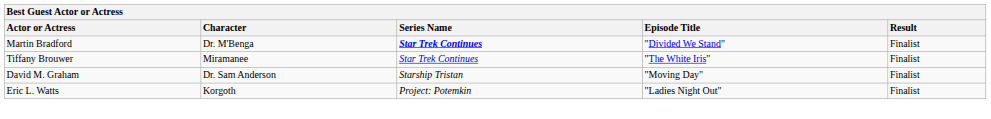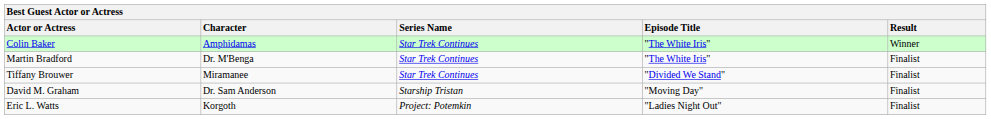+ row: (31, 43)
(441, 43) bold -> (439, 59) normal
(685, 43) "Divided We Stand" -> (677, 59) "The White Iris"
(677, 59) "The White Iris" -> (685, 75) "Divided We Stand"
